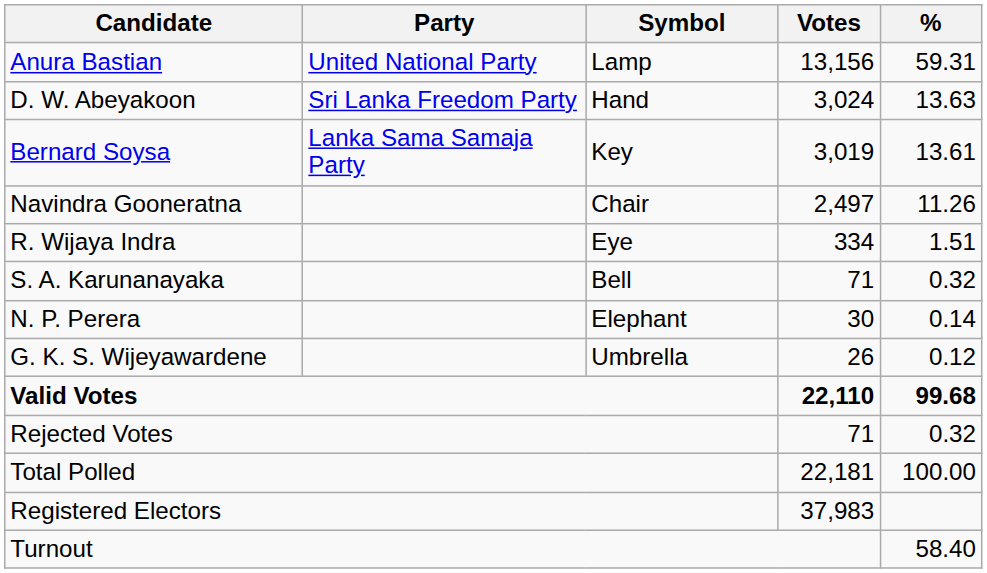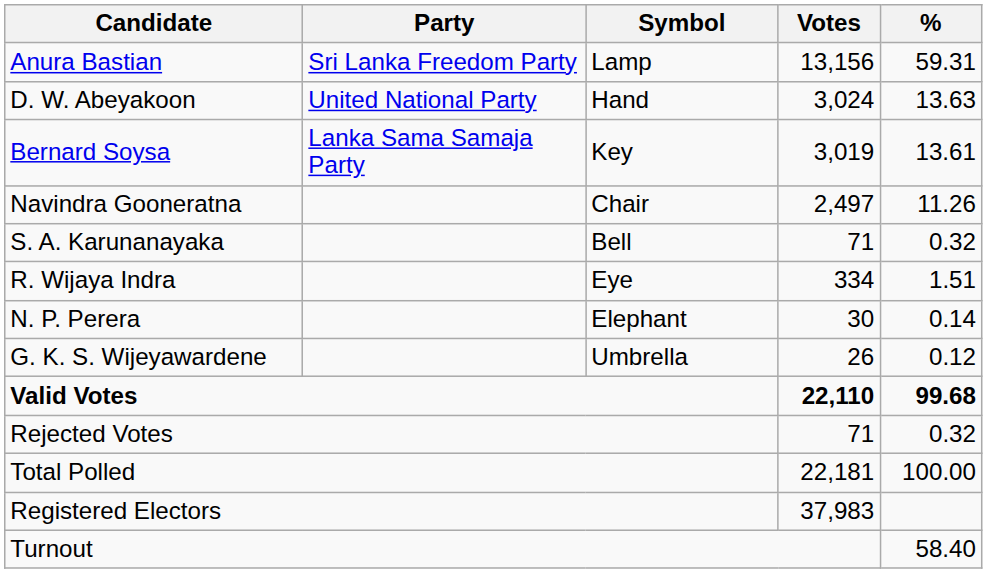(423, 61) United National Party -> (443, 61) Sri Lanka Freedom Party
(443, 100) Sri Lanka Freedom Party -> (423, 100) United National Party
rows swapped: (93, 242) <-> (117, 280)
